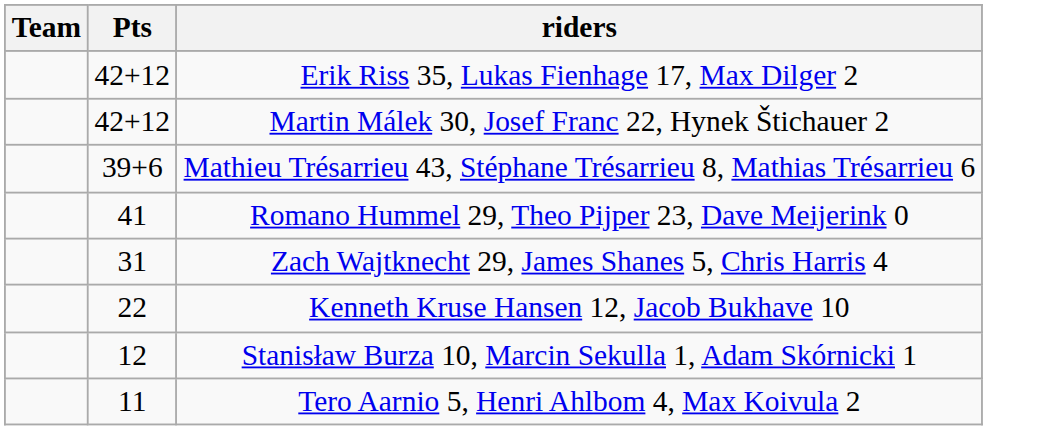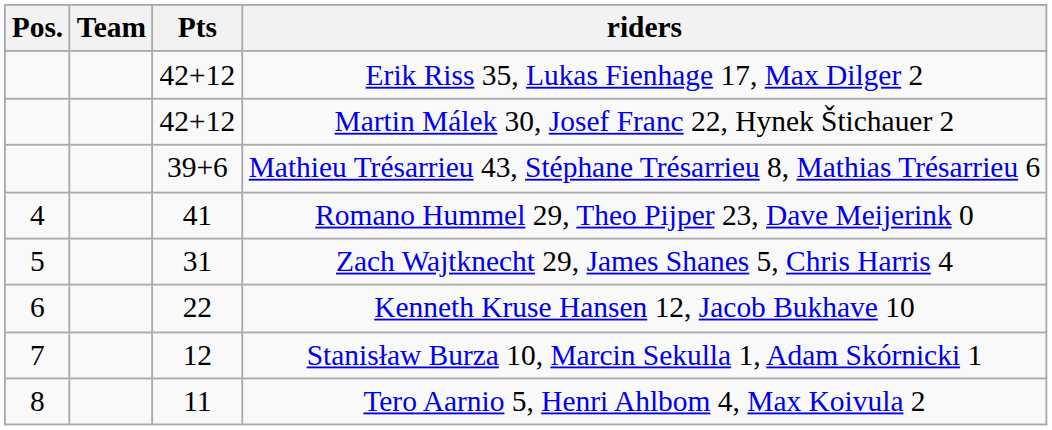+ column: (37, 27)
